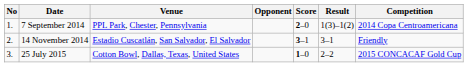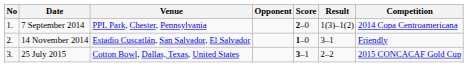(302, 39) 3–1 -> (302, 39) 1–0
(302, 54) 1–0 -> (302, 54) 3–1
